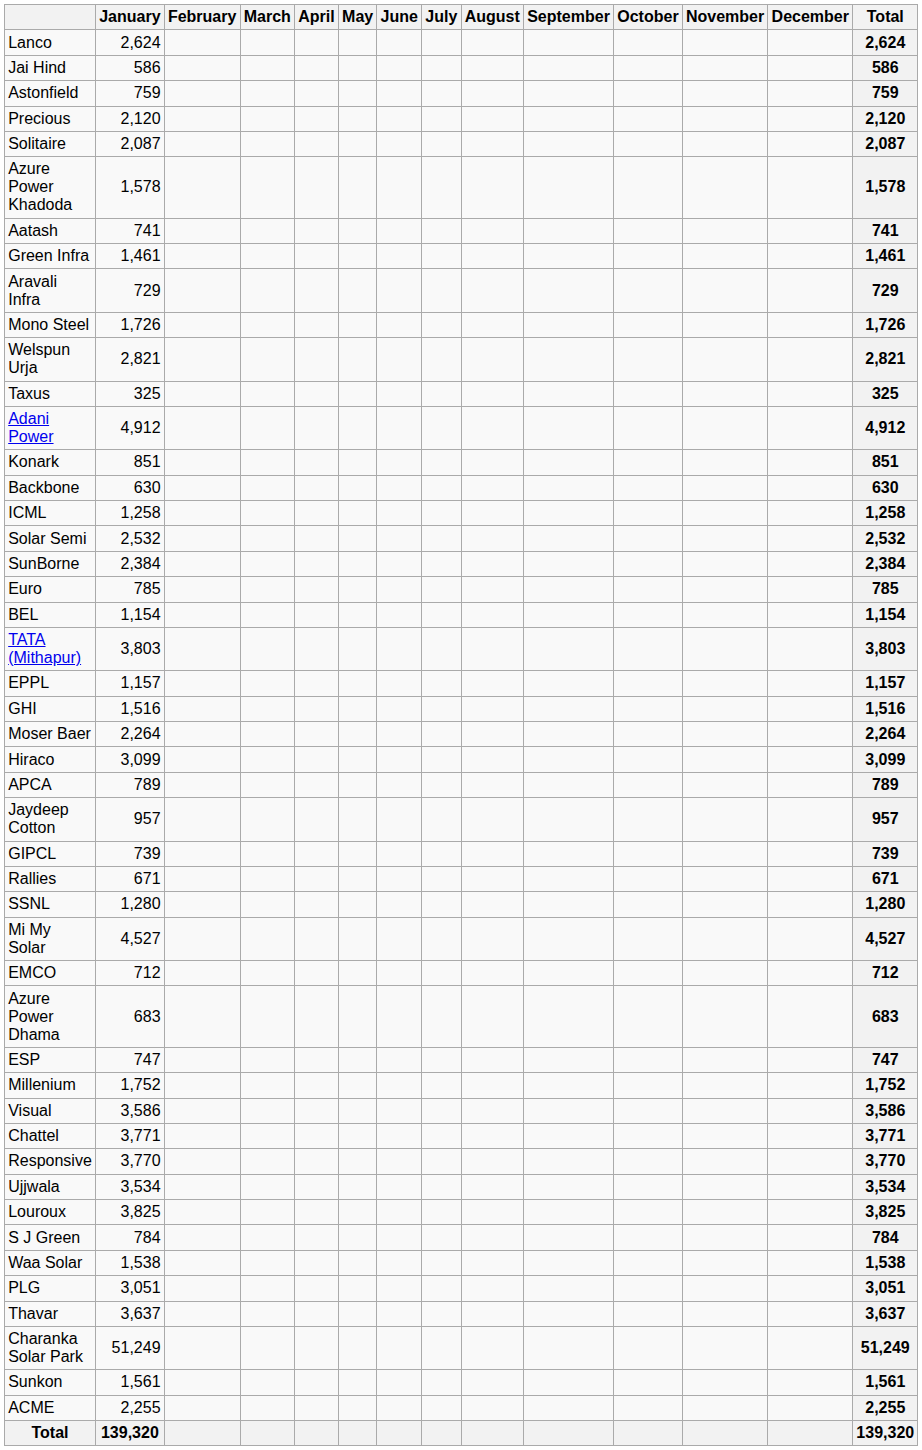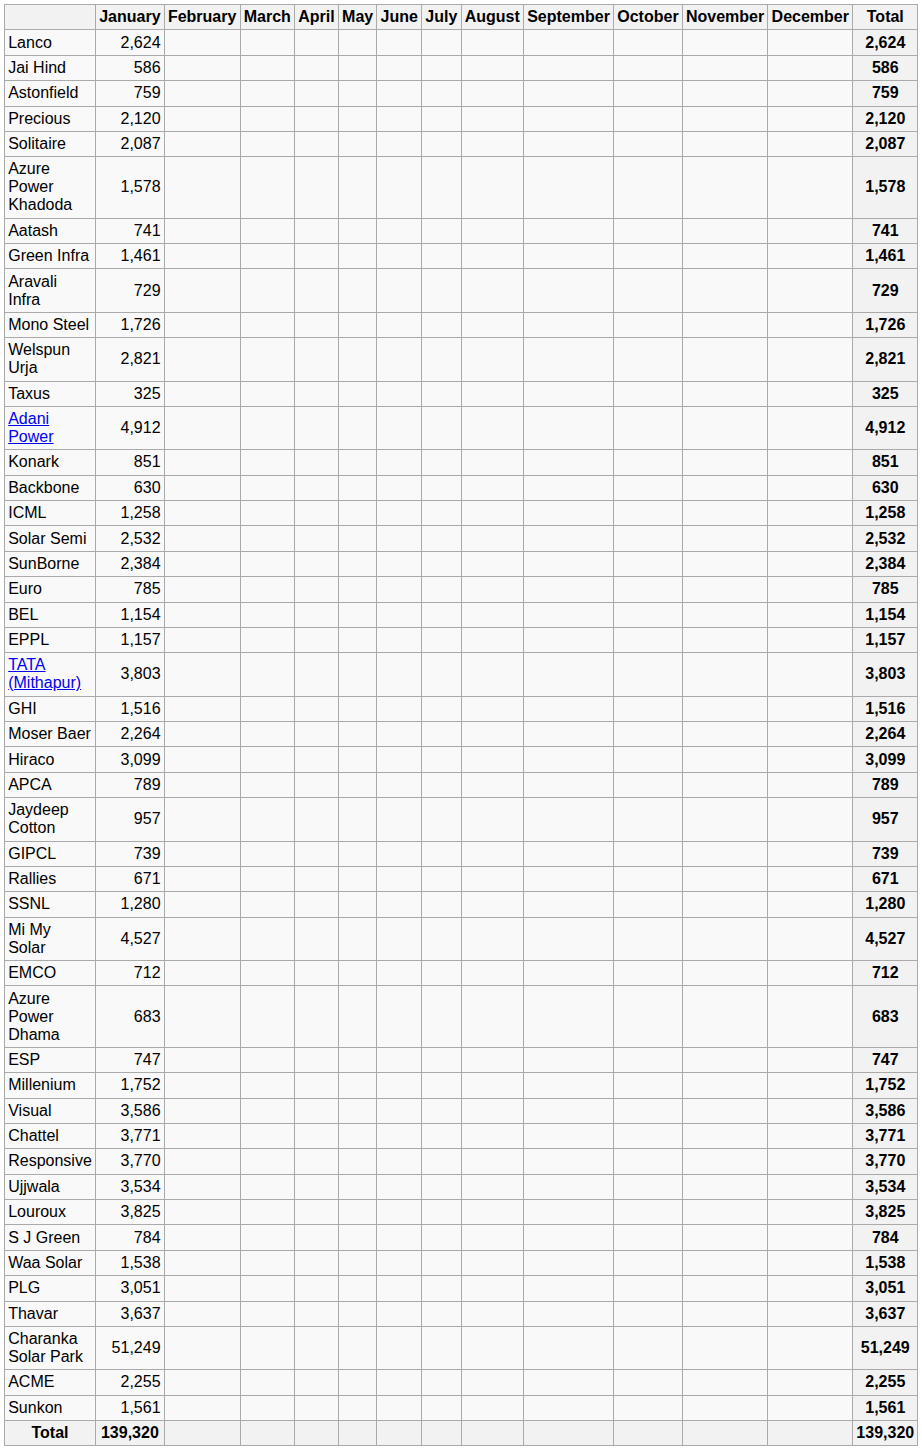rows swapped: (29, 683) <-> (45, 649)
rows swapped: (31, 1407) <-> (35, 1382)
